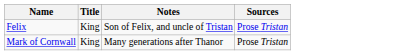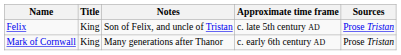+ column: (288, 12)
